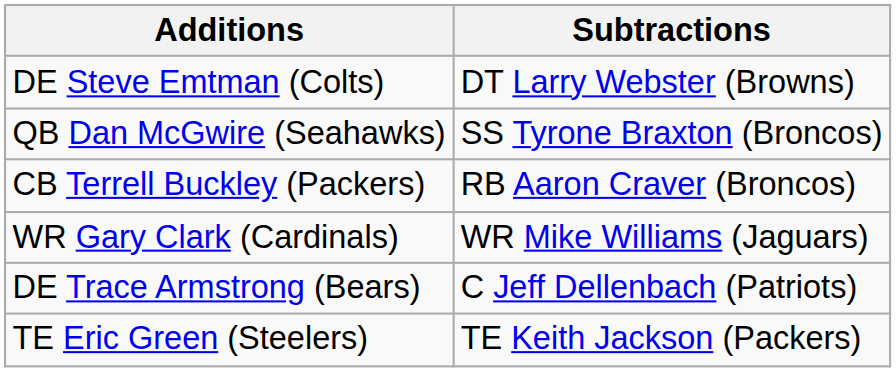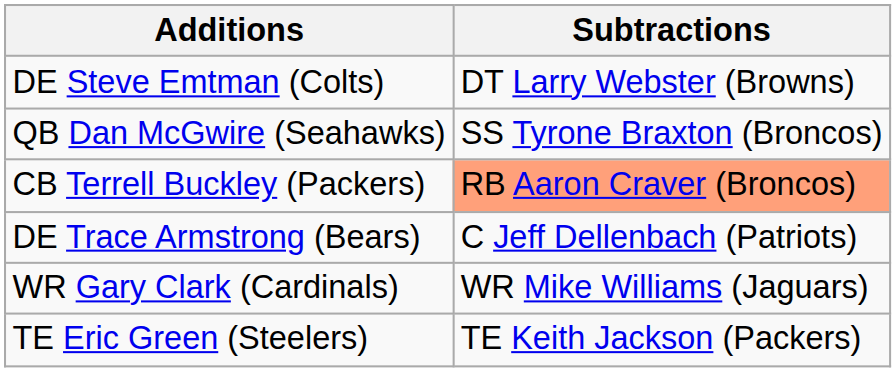(658, 184) no background -> (658, 184) lightsalmon background
rows swapped: (216, 287) <-> (206, 236)
